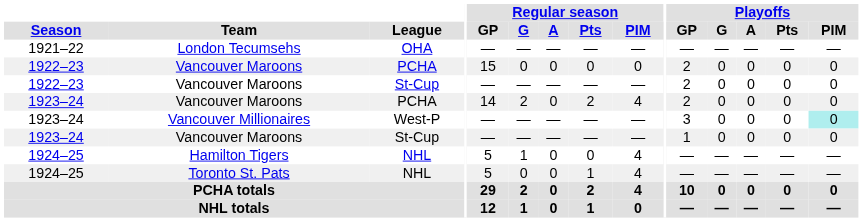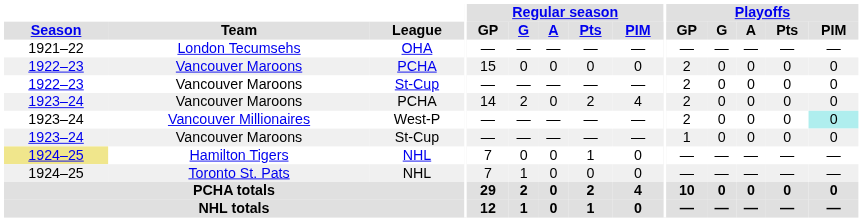(687, 119) 3 -> (687, 119) 2
(56, 155) no background -> (56, 155) khaki background
(488, 155) 5 -> (488, 155) 7
(524, 155) 1 -> (524, 155) 0
(591, 155) 0 -> (591, 155) 1
(638, 155) 4 -> (638, 155) 0
(488, 173) 5 -> (488, 173) 7
(524, 173) 0 -> (524, 173) 1
(591, 173) 1 -> (591, 173) 0
(638, 173) 4 -> (638, 173) 0
